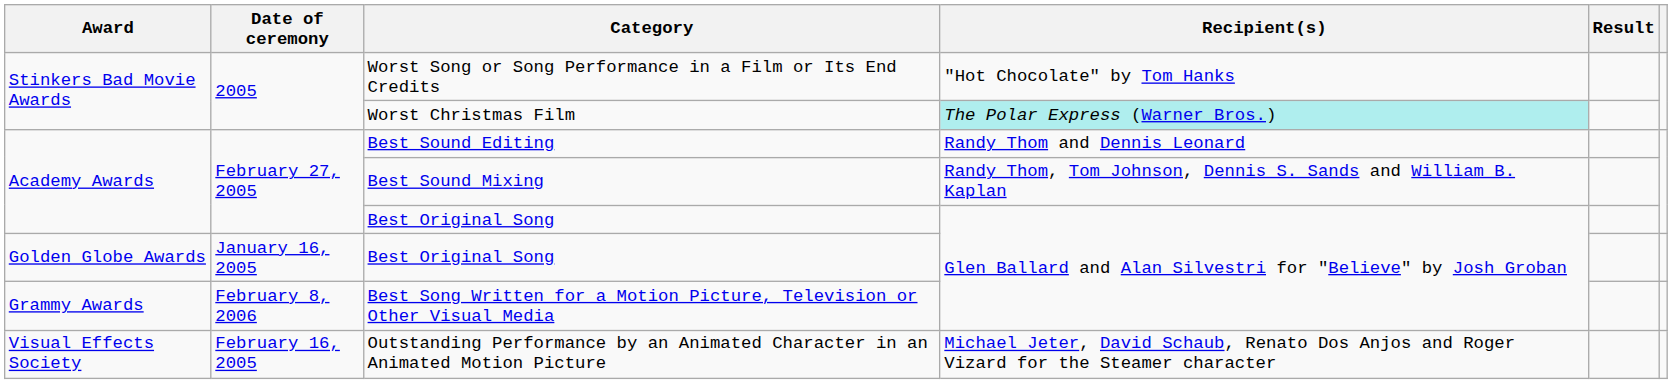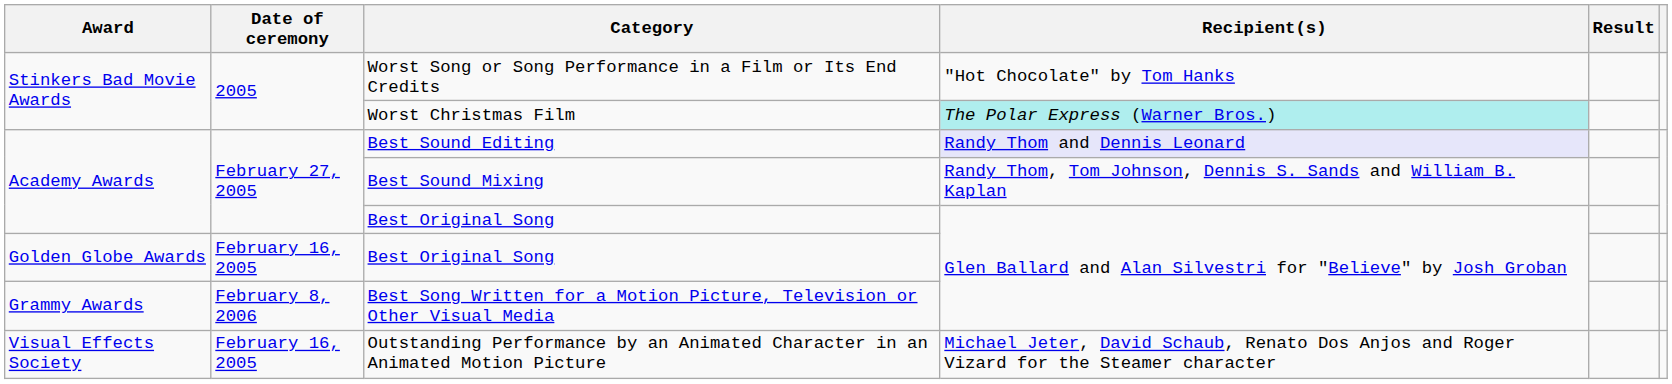(1095, 143) no background -> (1095, 143) lavender background
(272, 258) January 16, 2005 -> (278, 258) February 16, 2005
